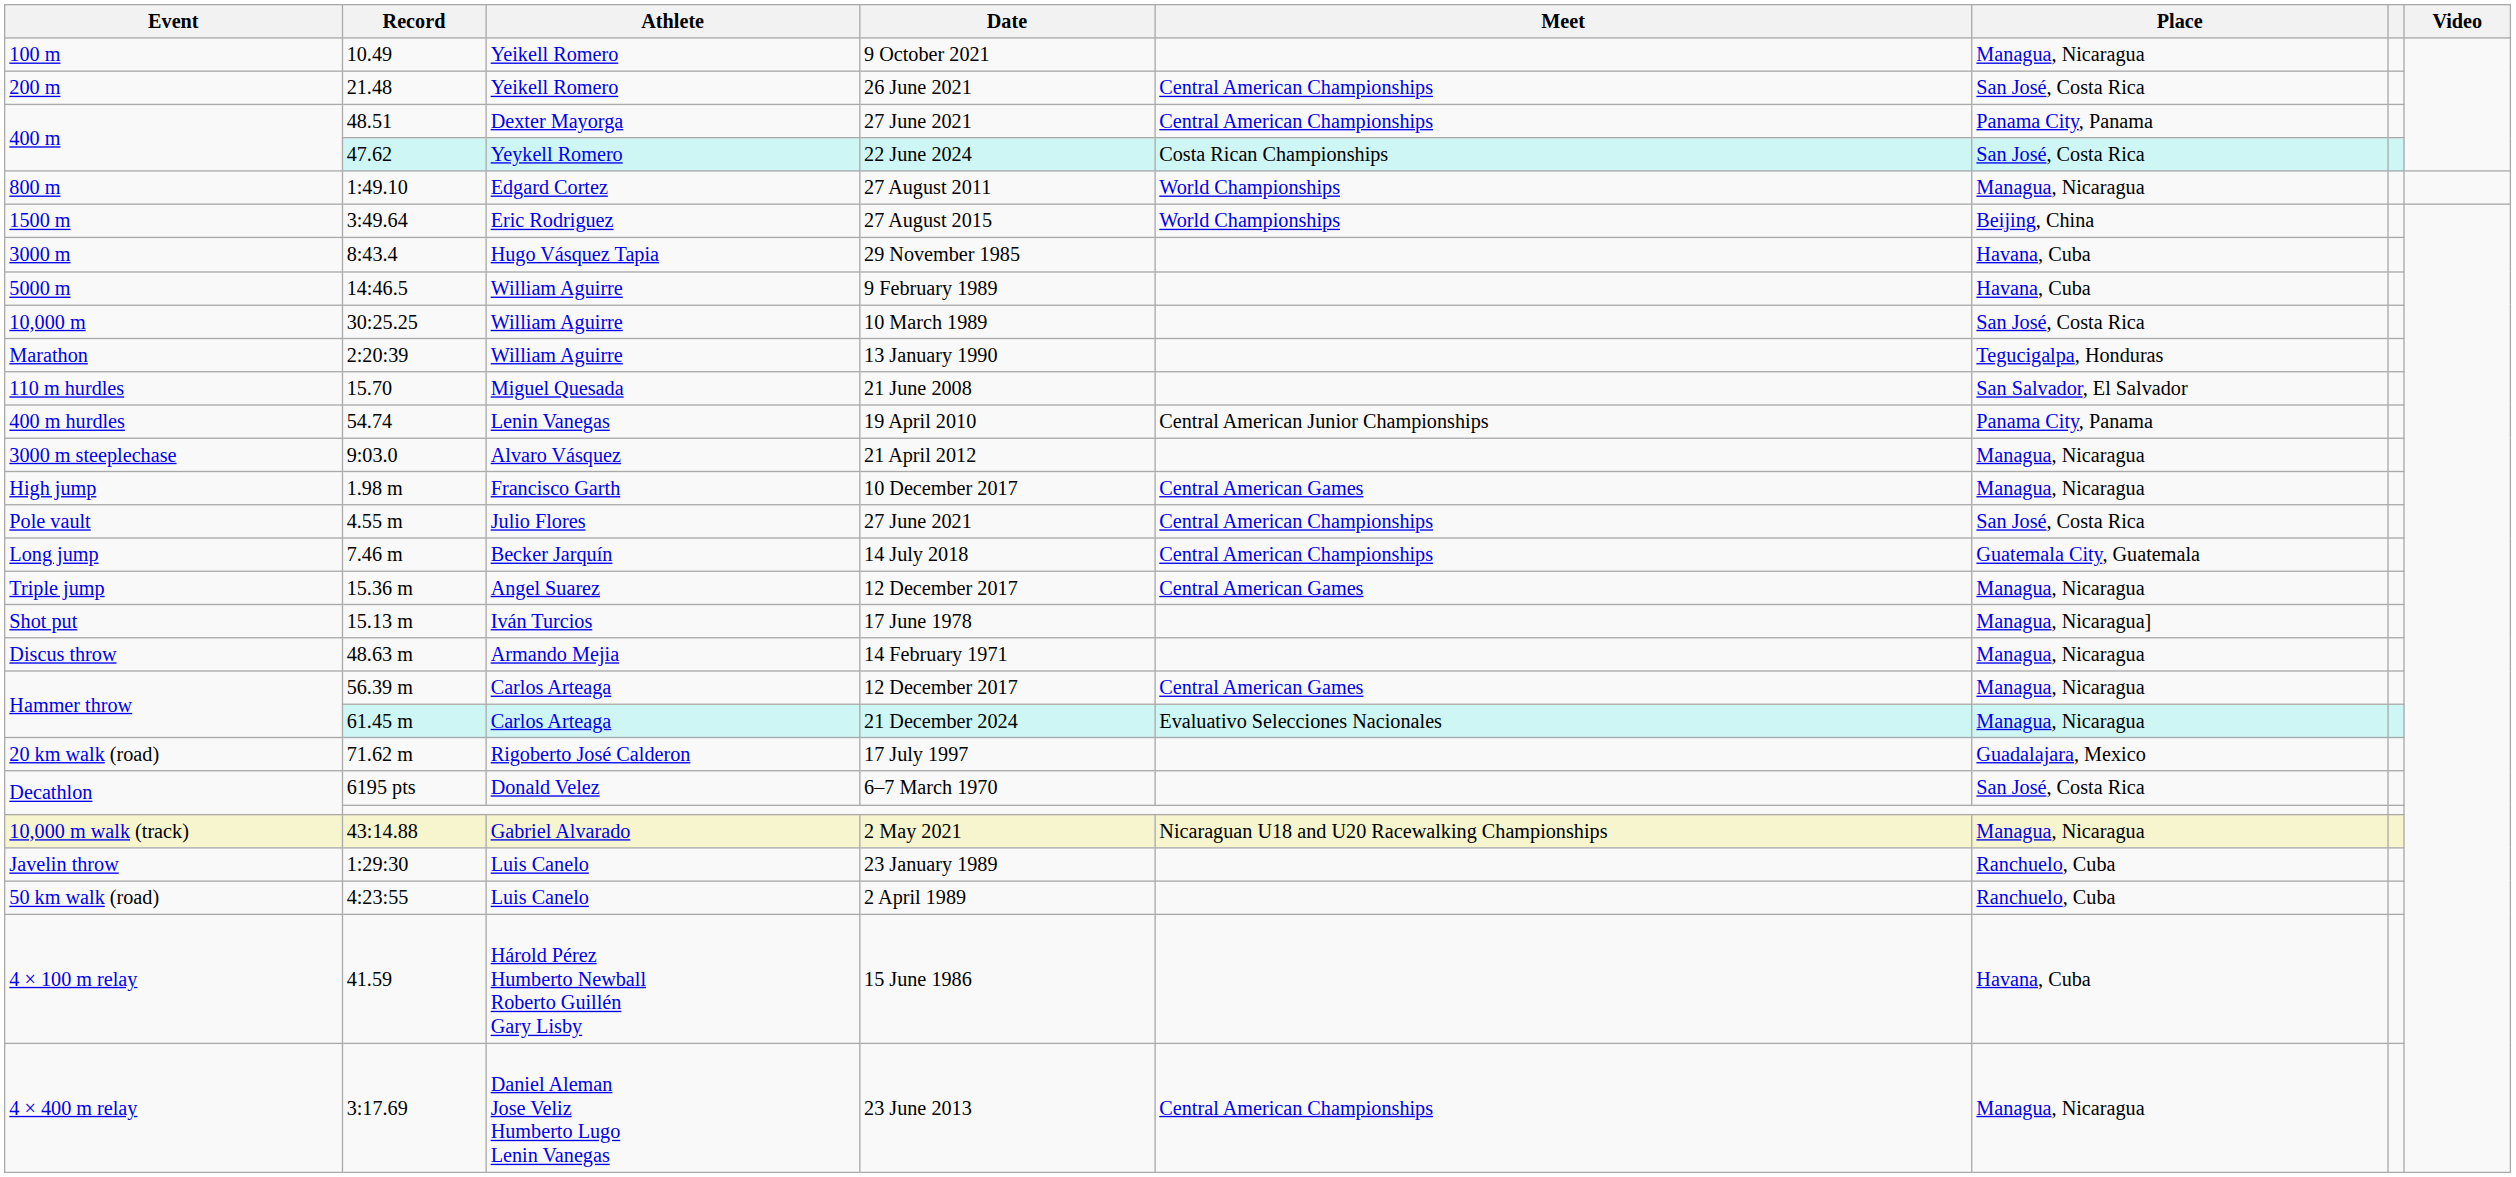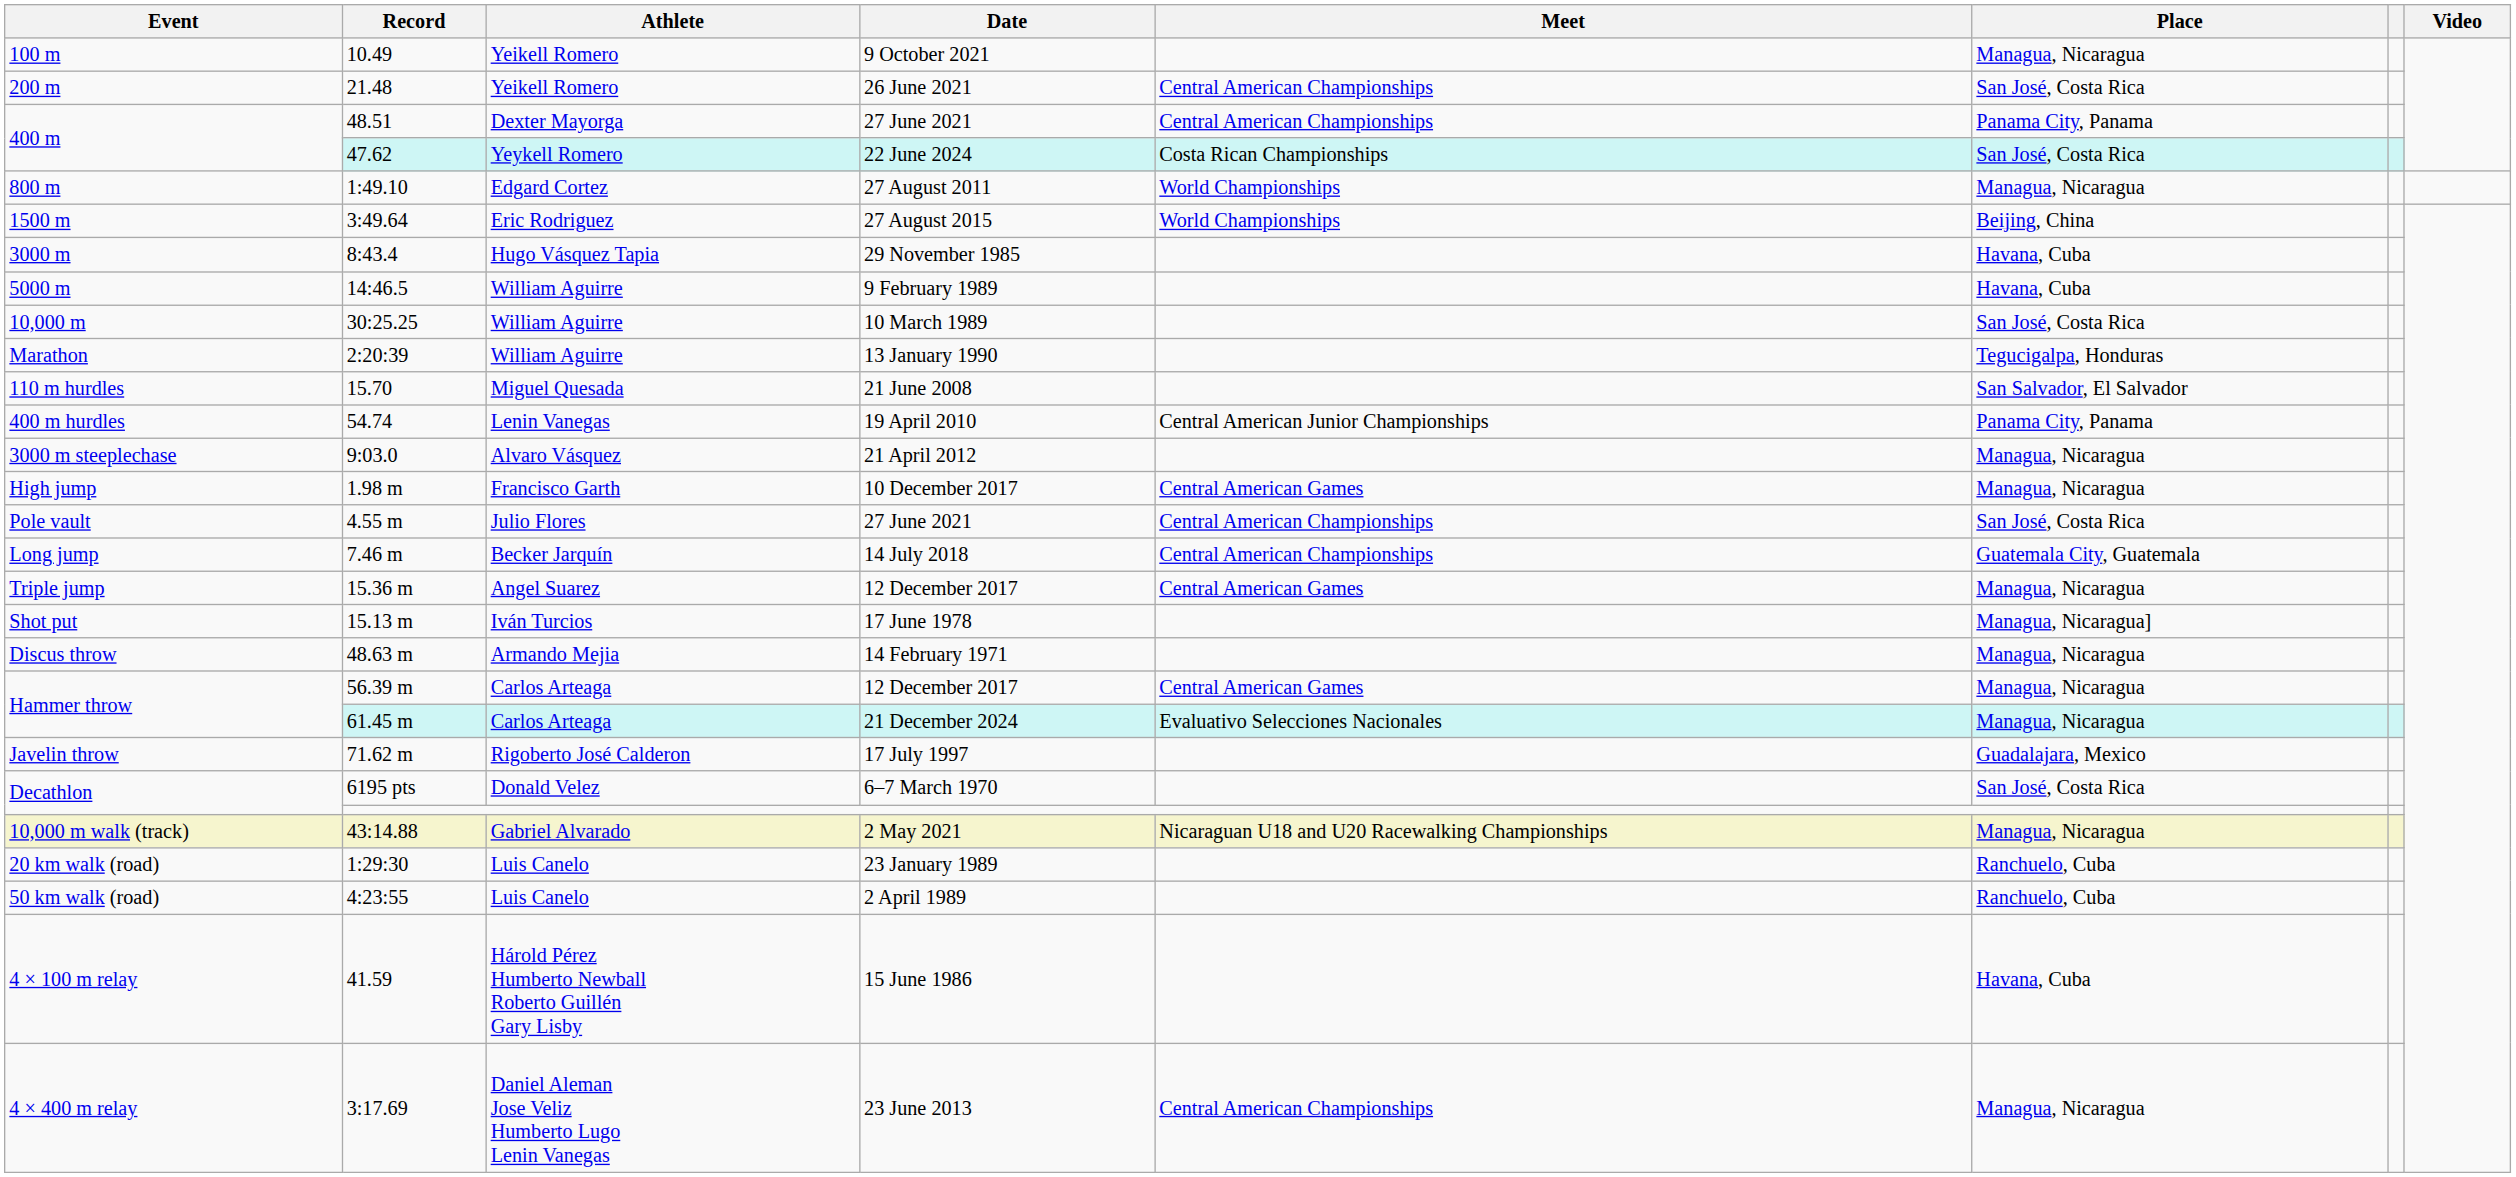(84, 754) 20 km walk (road) -> (64, 754) Javelin throw
(64, 864) Javelin throw -> (84, 864) 20 km walk (road)
